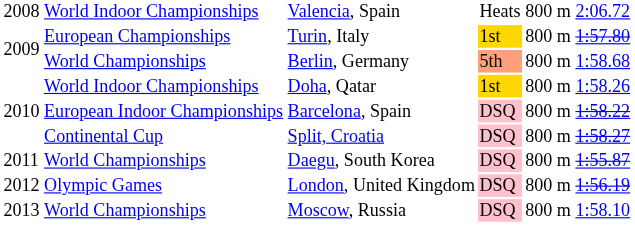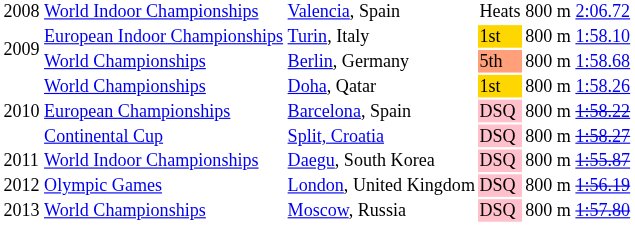(137, 36) European Championships -> (164, 36) European Indoor Championships
(603, 36) 1:57.80 -> (603, 36) 1:58.10
(151, 86) World Indoor Championships -> (125, 86) World Championships
(164, 110) European Indoor Championships -> (137, 110) European Championships
(125, 160) World Championships -> (151, 160) World Indoor Championships
(603, 210) 1:58.10 -> (603, 210) 1:57.80
